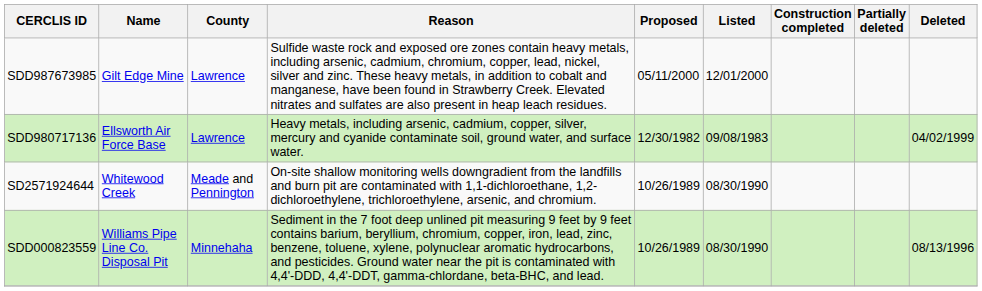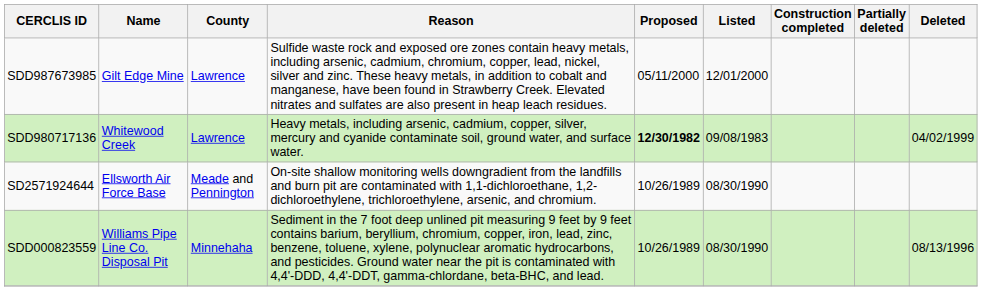(136, 138) Ellsworth Air Force Base -> (133, 138) Whitewood Creek
(669, 138) normal -> (669, 138) bold
(133, 186) Whitewood Creek -> (136, 186) Ellsworth Air Force Base
